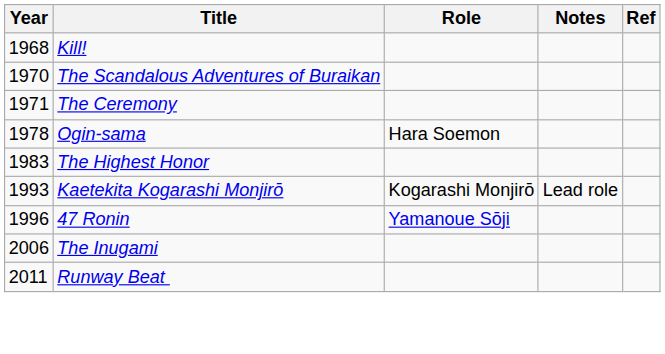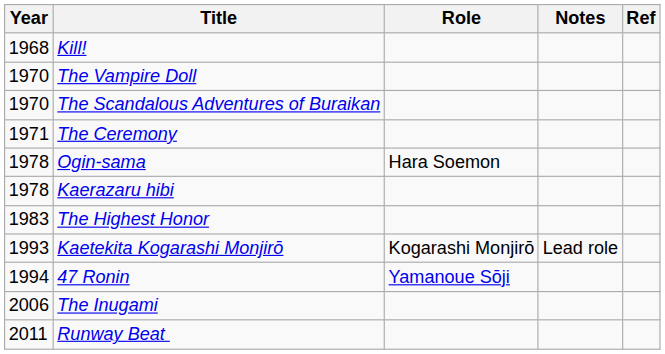+ row: (127, 76)
+ row: (116, 190)
(29, 219) 1996 -> (29, 276) 1994
